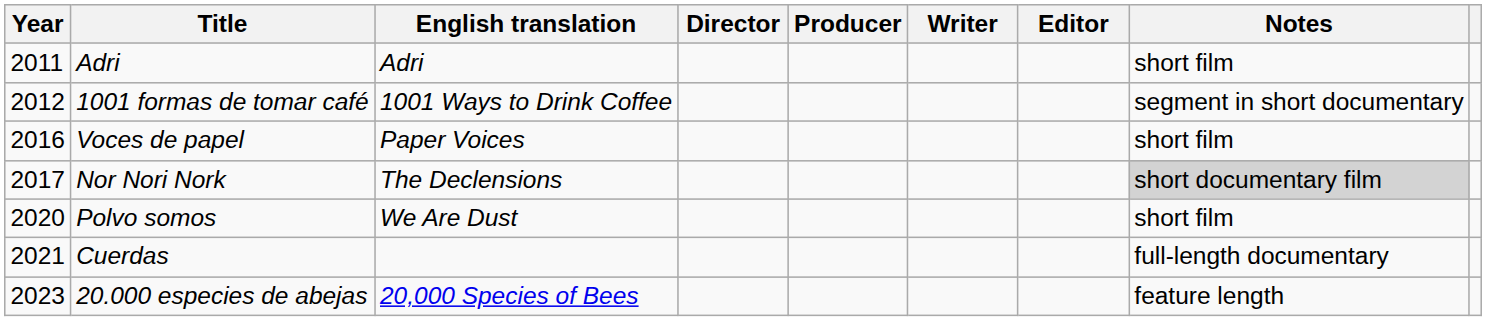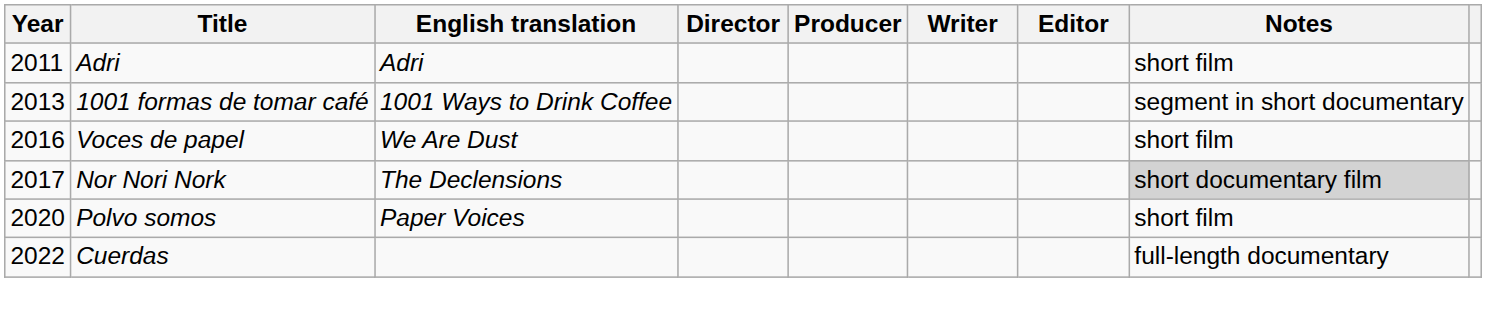(38, 101) 2012 -> (38, 101) 2013
(452, 140) Paper Voices -> (449, 140) We Are Dust
(449, 218) We Are Dust -> (452, 218) Paper Voices
(38, 256) 2021 -> (38, 256) 2022
- row: (222, 295)
